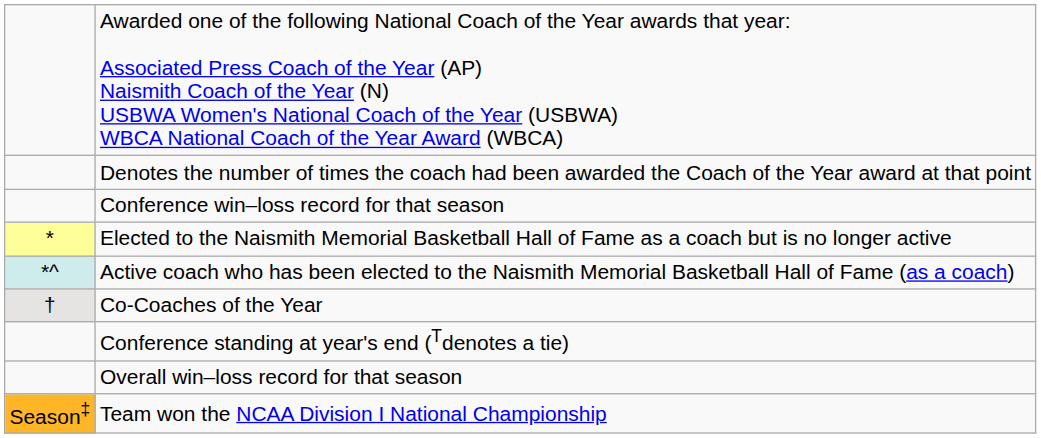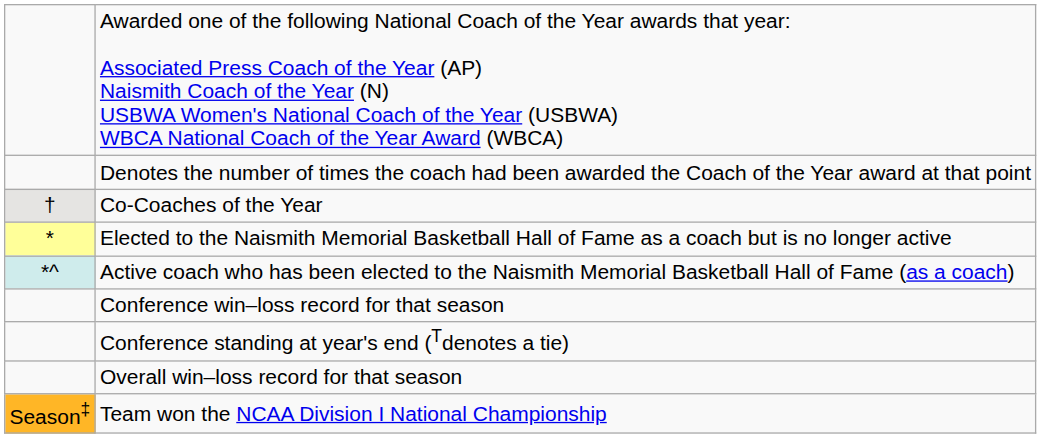rows swapped: (211, 305) <-> (302, 205)
